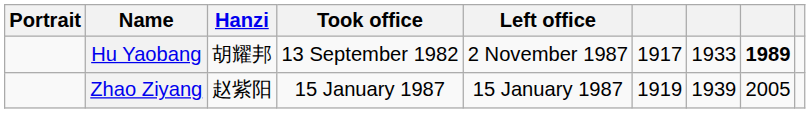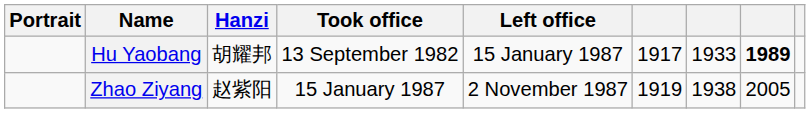(548, 54) 2 November 1987 -> (548, 54) 15 January 1987
(548, 90) 15 January 1987 -> (548, 90) 2 November 1987
(714, 90) 1939 -> (714, 90) 1938
